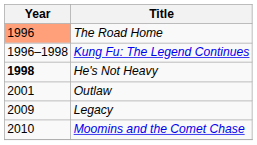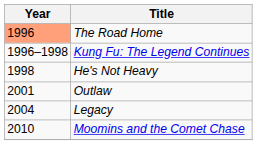(21, 71) bold -> (21, 71) normal
(21, 110) 2009 -> (21, 110) 2004
